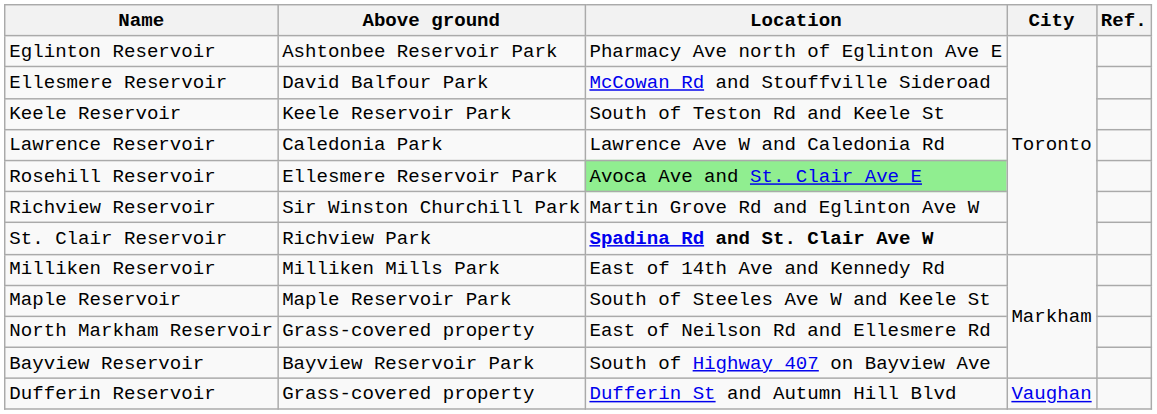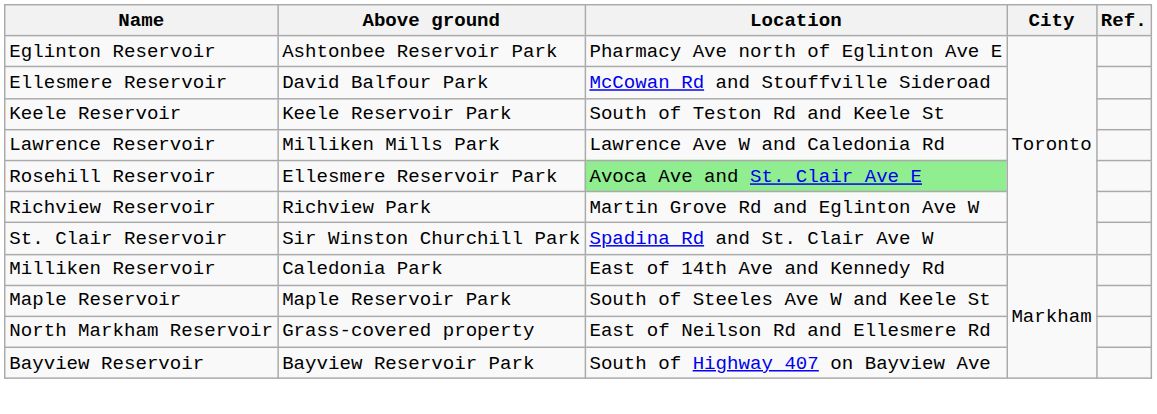(362, 145) Caledonia Park -> (391, 145) Milliken Mills Park
(431, 207) Sir Winston Churchill Park -> (357, 207) Richview Park
(357, 238) Richview Park -> (431, 238) Sir Winston Churchill Park
(761, 238) bold -> (761, 238) normal
(391, 269) Milliken Mills Park -> (362, 269) Caledonia Park
- row: (113, 394)
